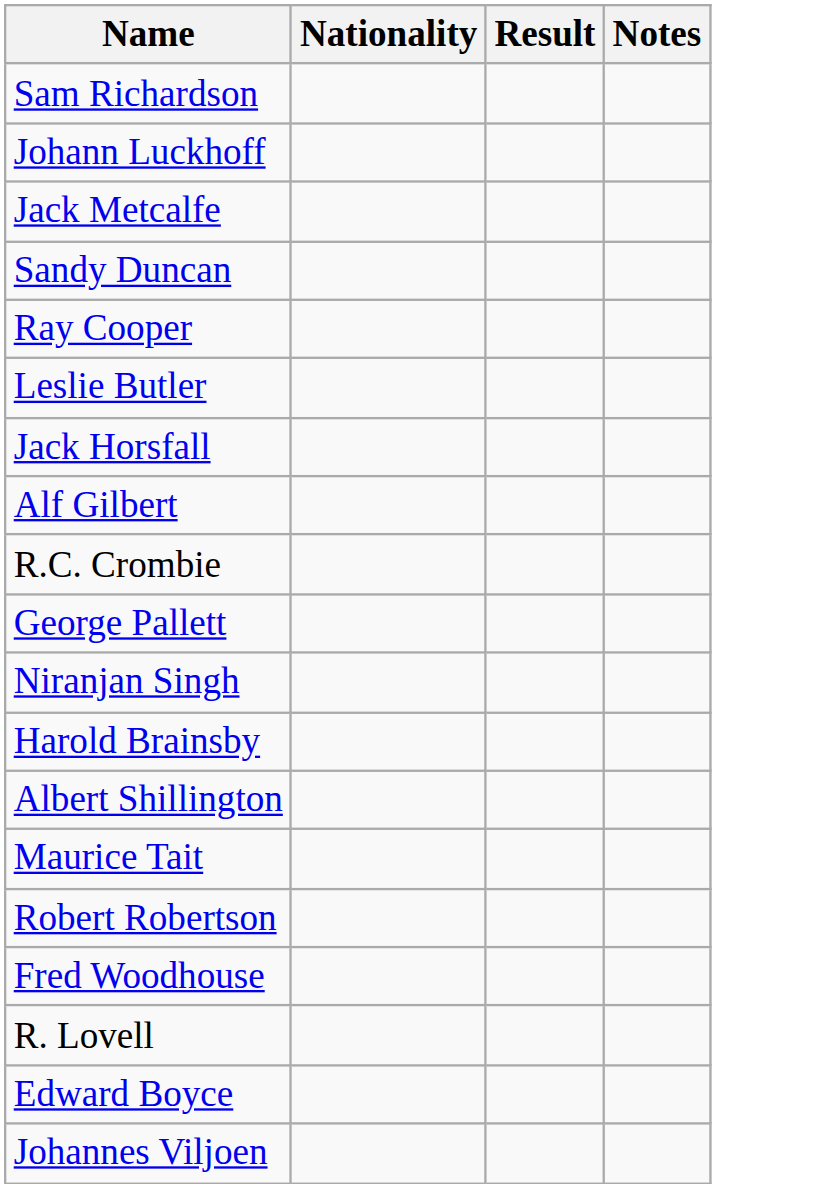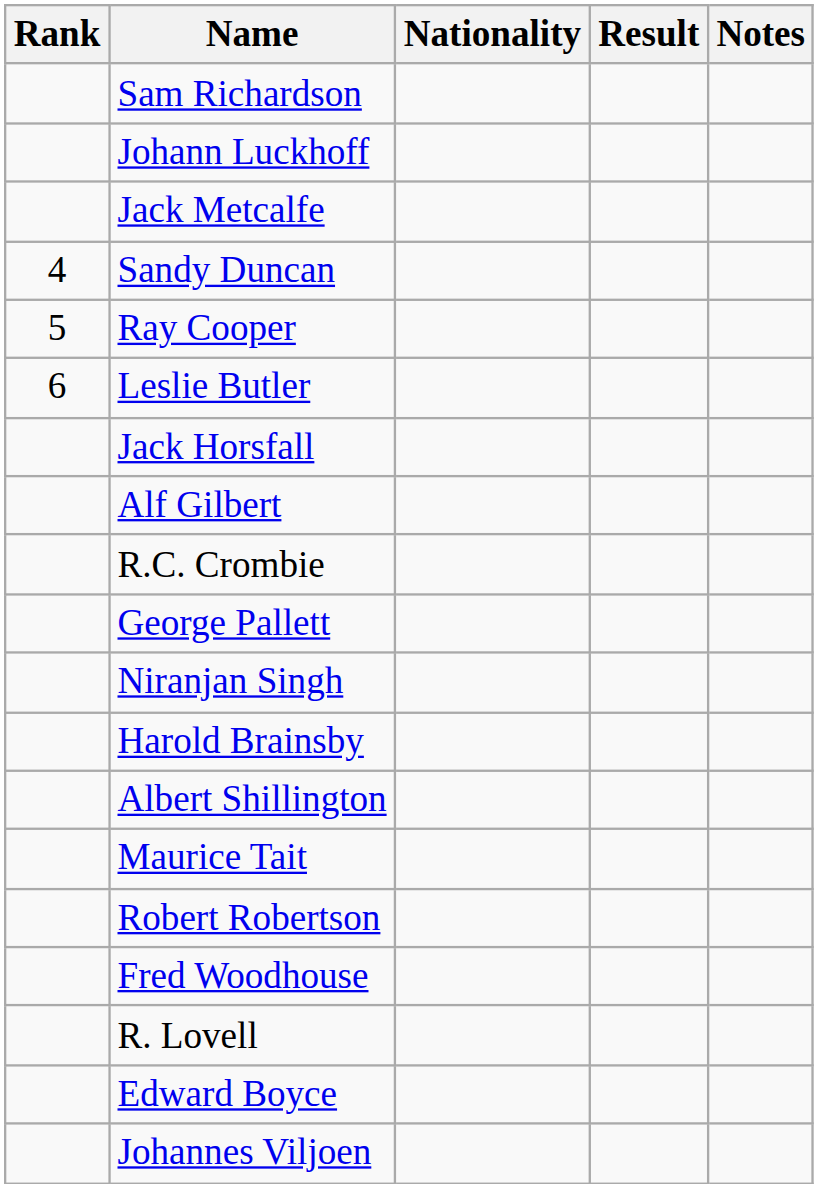+ column: (57, 33)
